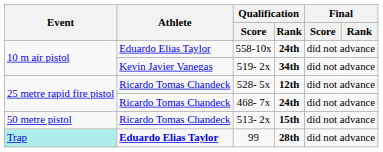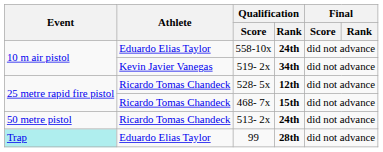(289, 102) 24th -> (289, 102) 15th
(289, 120) 15th -> (289, 120) 24th
(169, 138) bold -> (165, 138) normal
